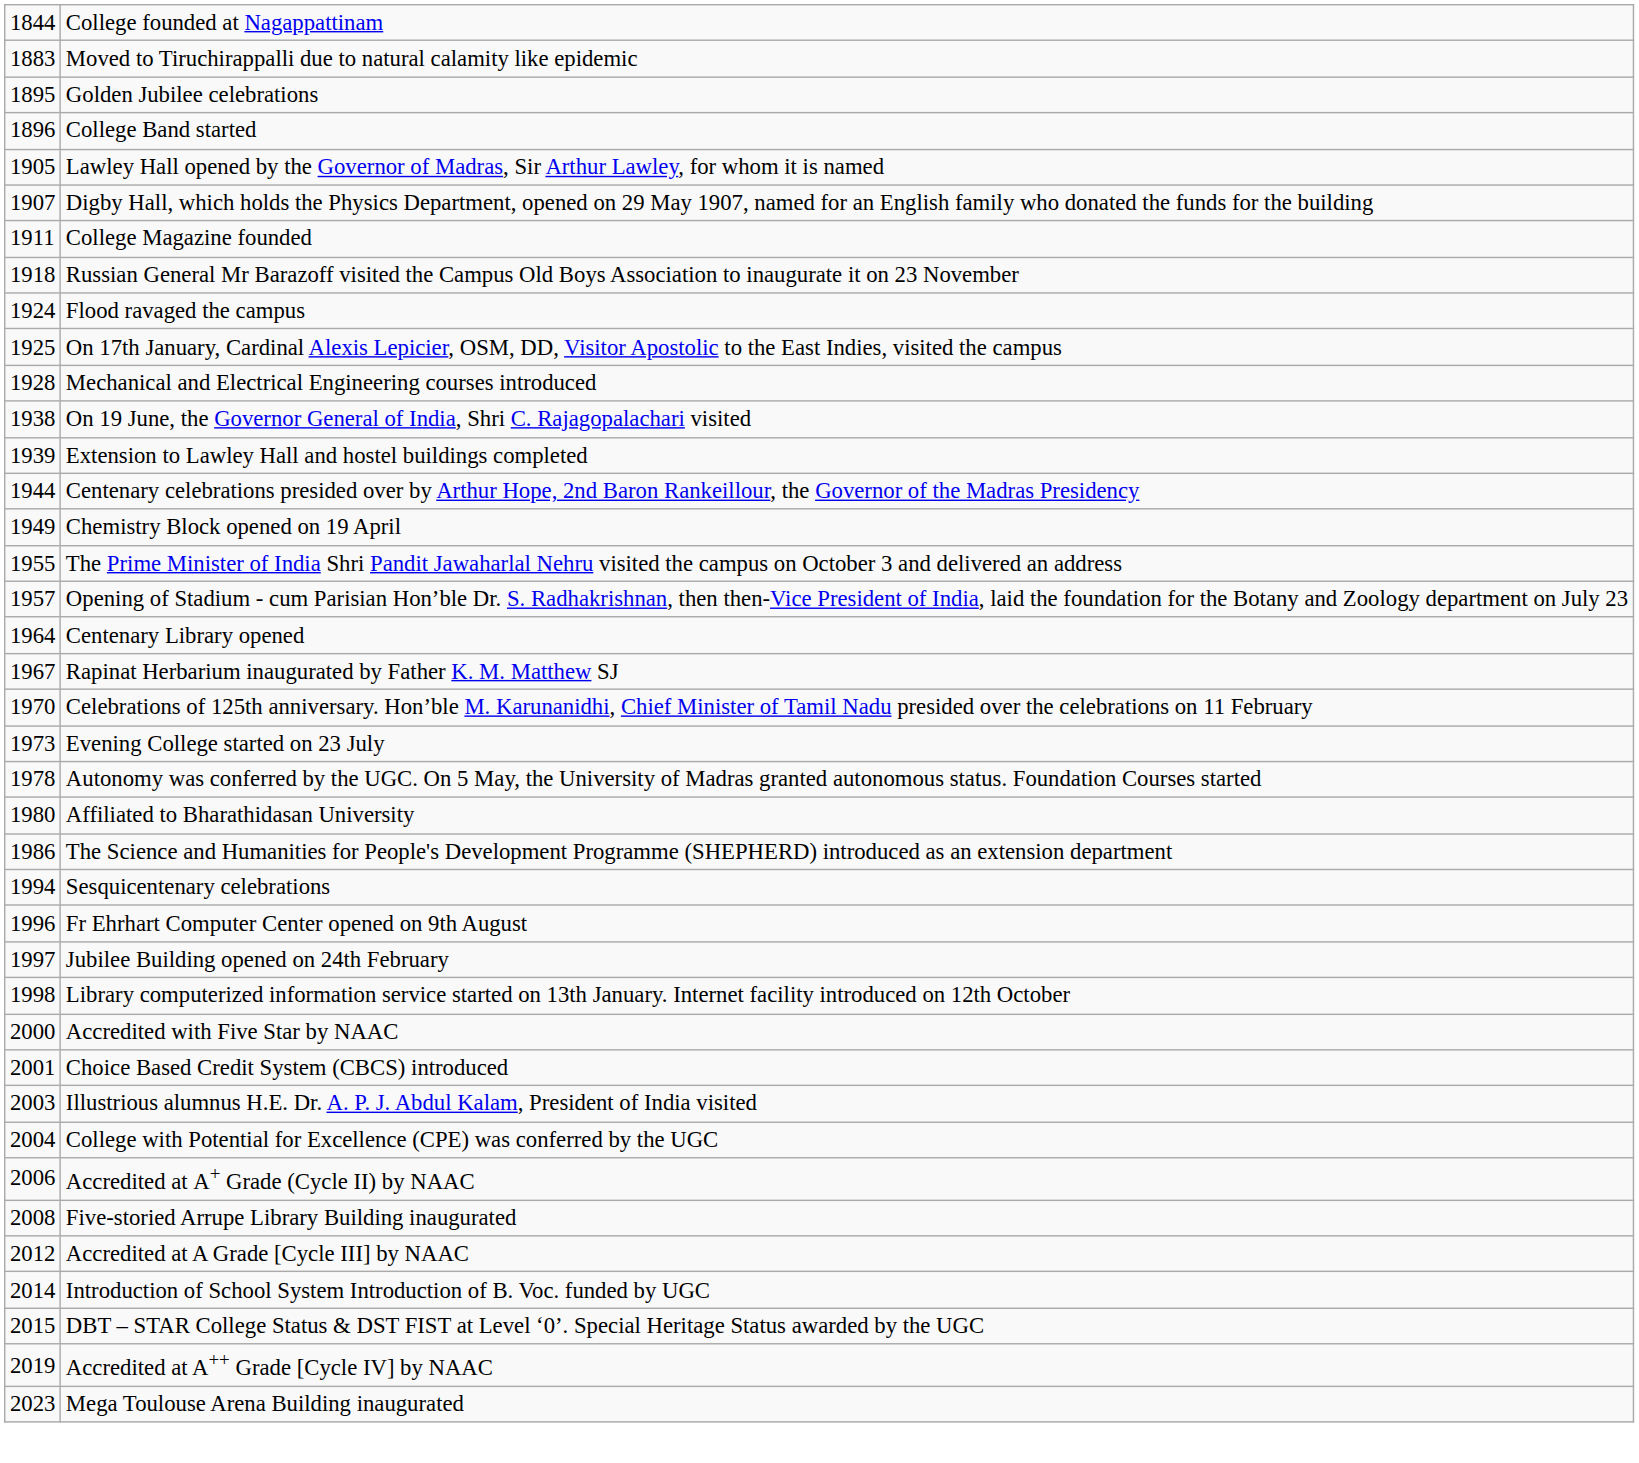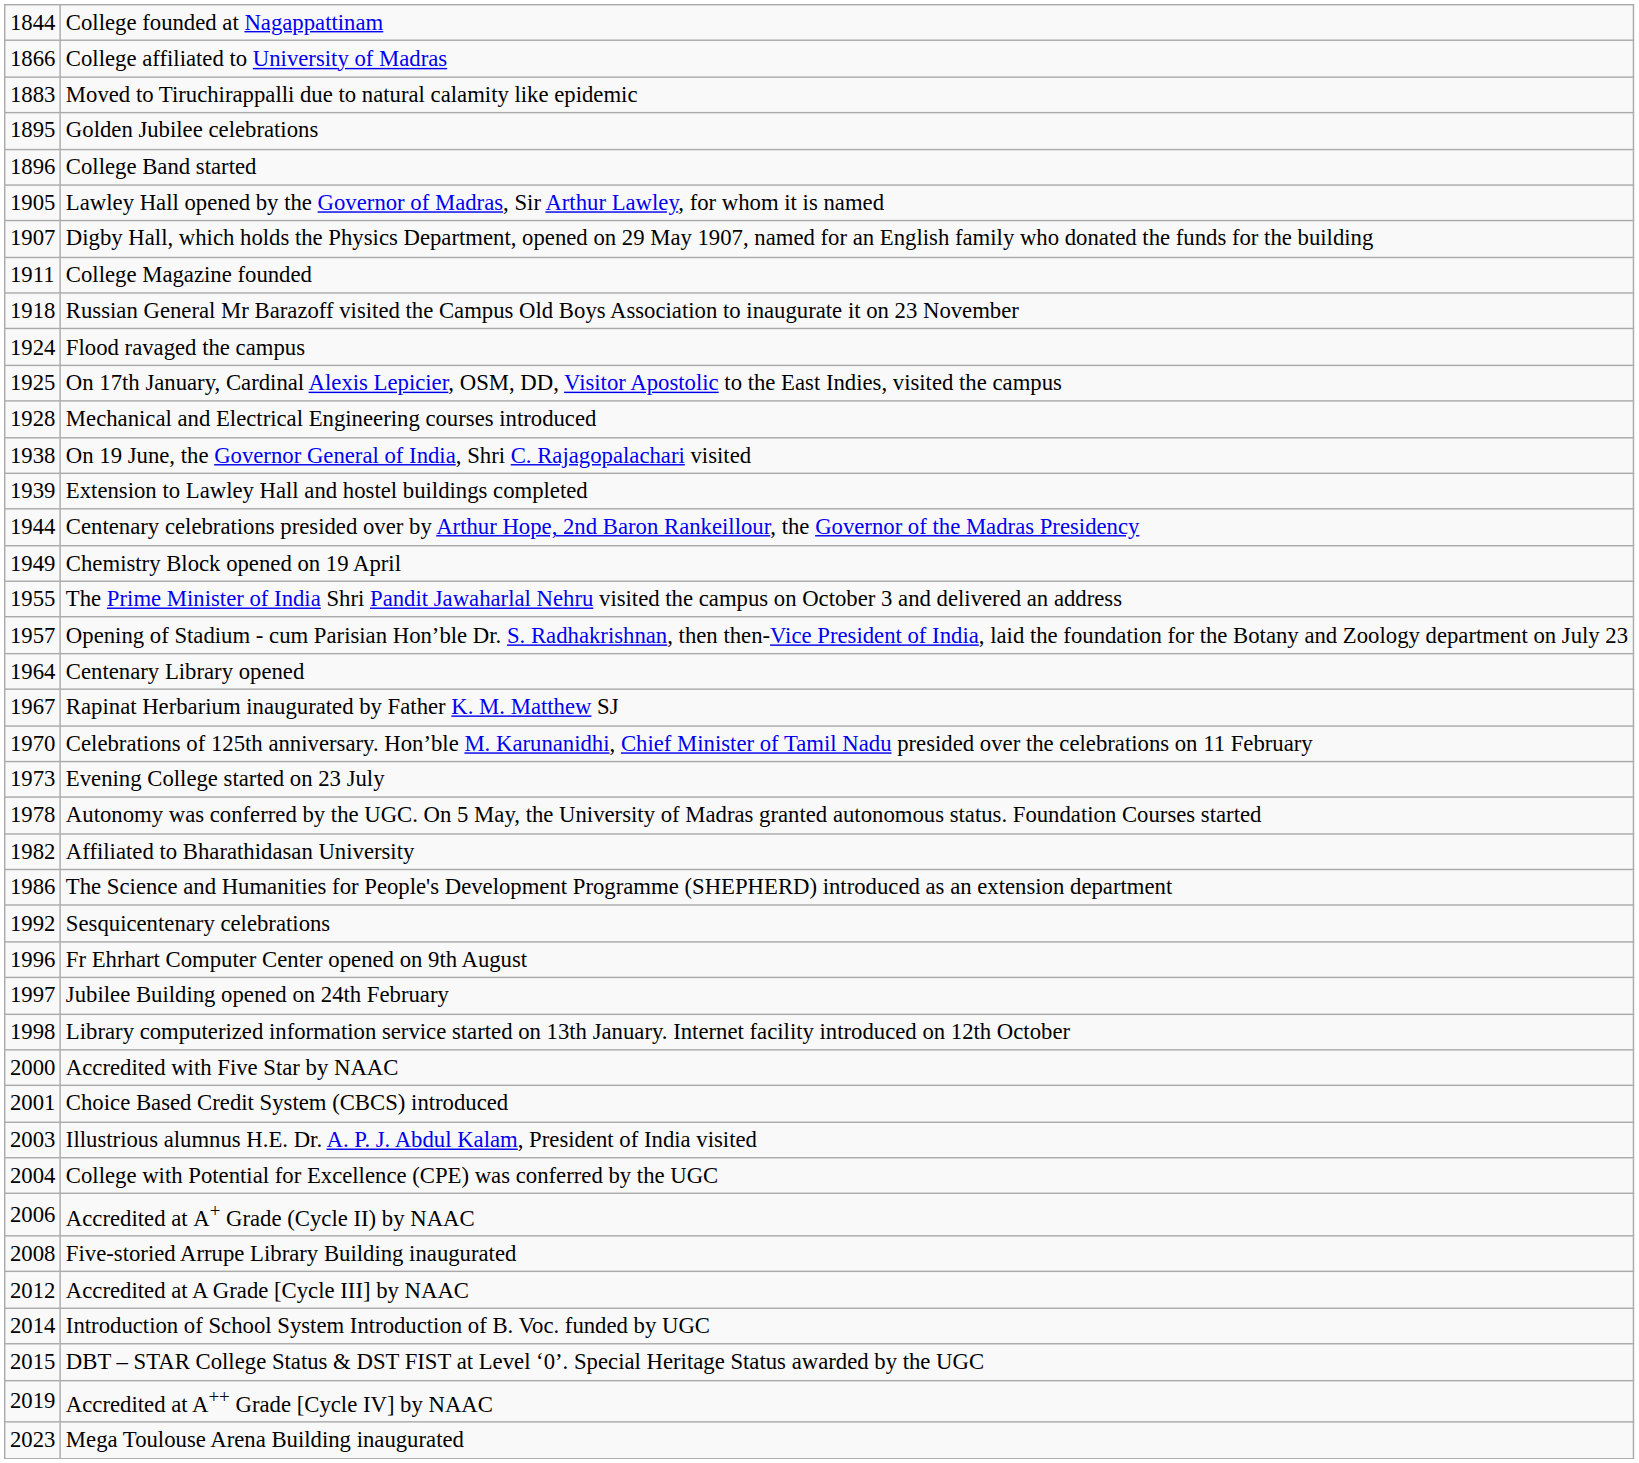+ row: (257, 58)
(33, 815) 1980 -> (33, 851) 1982
(33, 887) 1994 -> (33, 923) 1992
